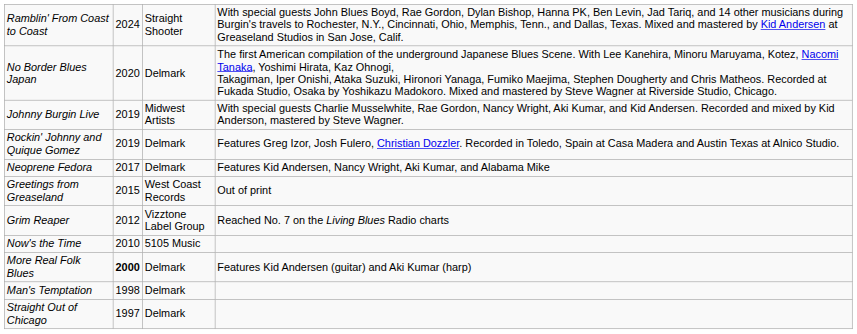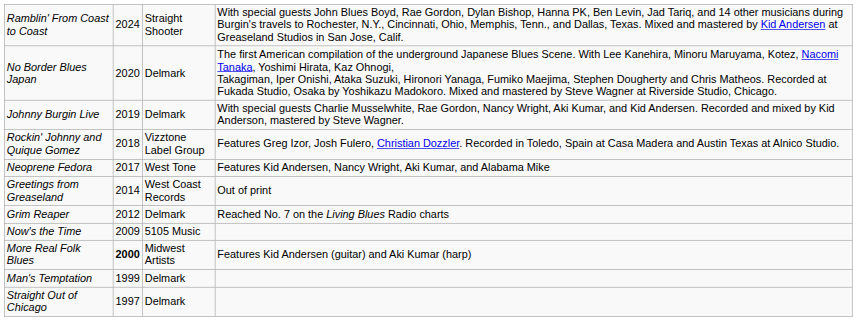(165, 114) Midwest Artists -> (165, 114) Delmark
(128, 144) 2019 -> (128, 144) 2018
(165, 144) Delmark -> (175, 144) Vizztone Label Group
(165, 167) Delmark -> (170, 167) West Tone
(128, 191) 2015 -> (128, 191) 2014
(175, 220) Vizztone Label Group -> (165, 214) Delmark
(128, 244) 2010 -> (128, 231) 2009
(165, 267) Delmark -> (165, 255) Midwest Artists
(128, 290) 1998 -> (128, 278) 1999
